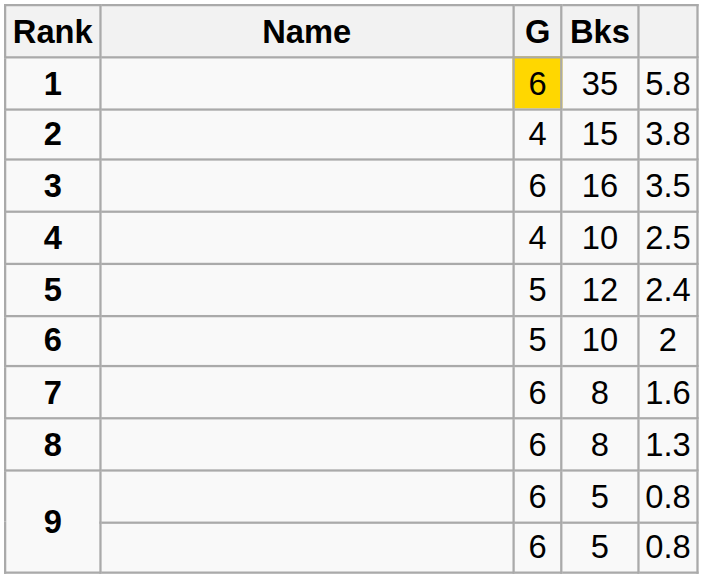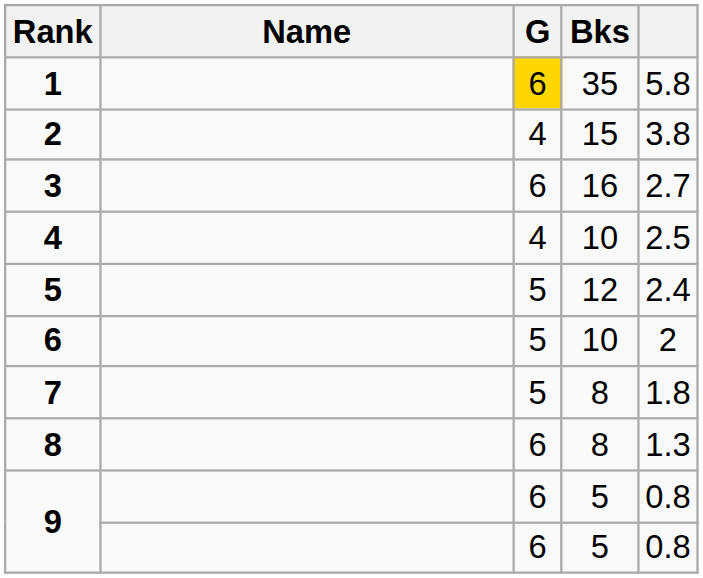(668, 186) 3.5 -> (668, 186) 2.7
(538, 393) 6 -> (538, 393) 5
(668, 393) 1.6 -> (668, 393) 1.8
